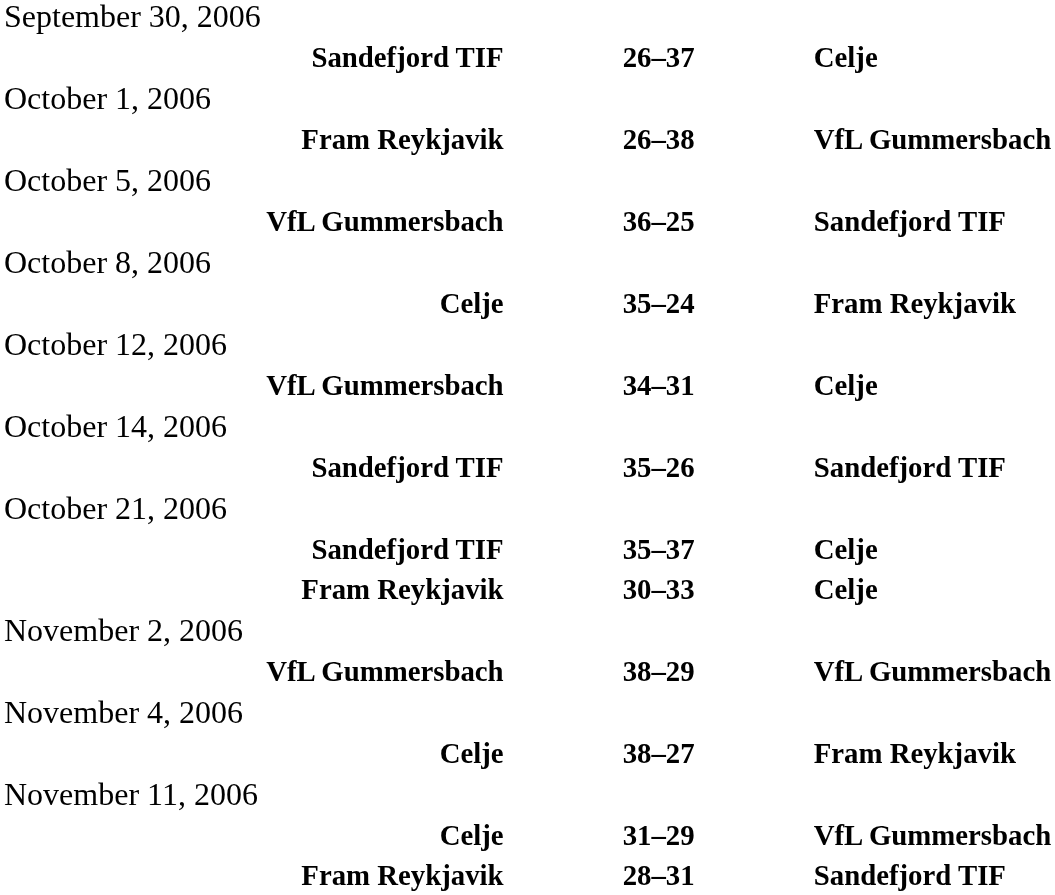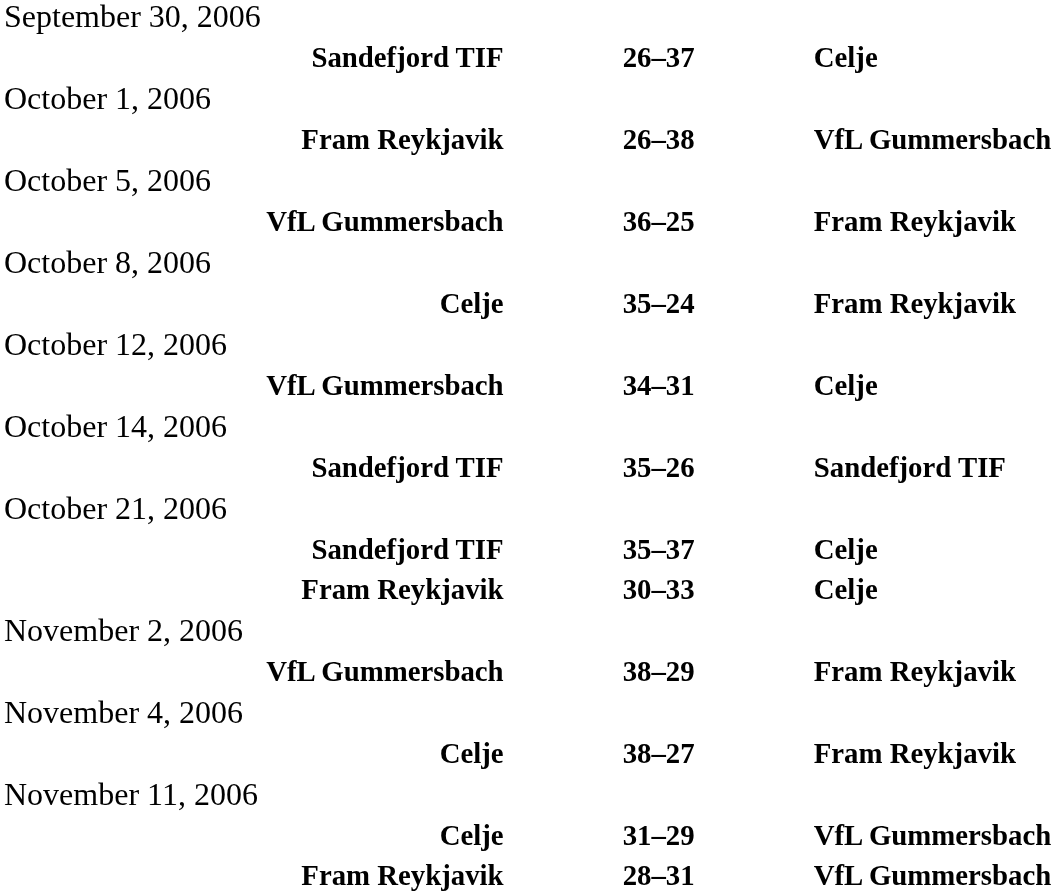(910, 221) Sandefjord TIF -> (915, 221) Fram Reykjavik
(932, 671) VfL Gummersbach -> (915, 671) Fram Reykjavik
(910, 875) Sandefjord TIF -> (932, 875) VfL Gummersbach
